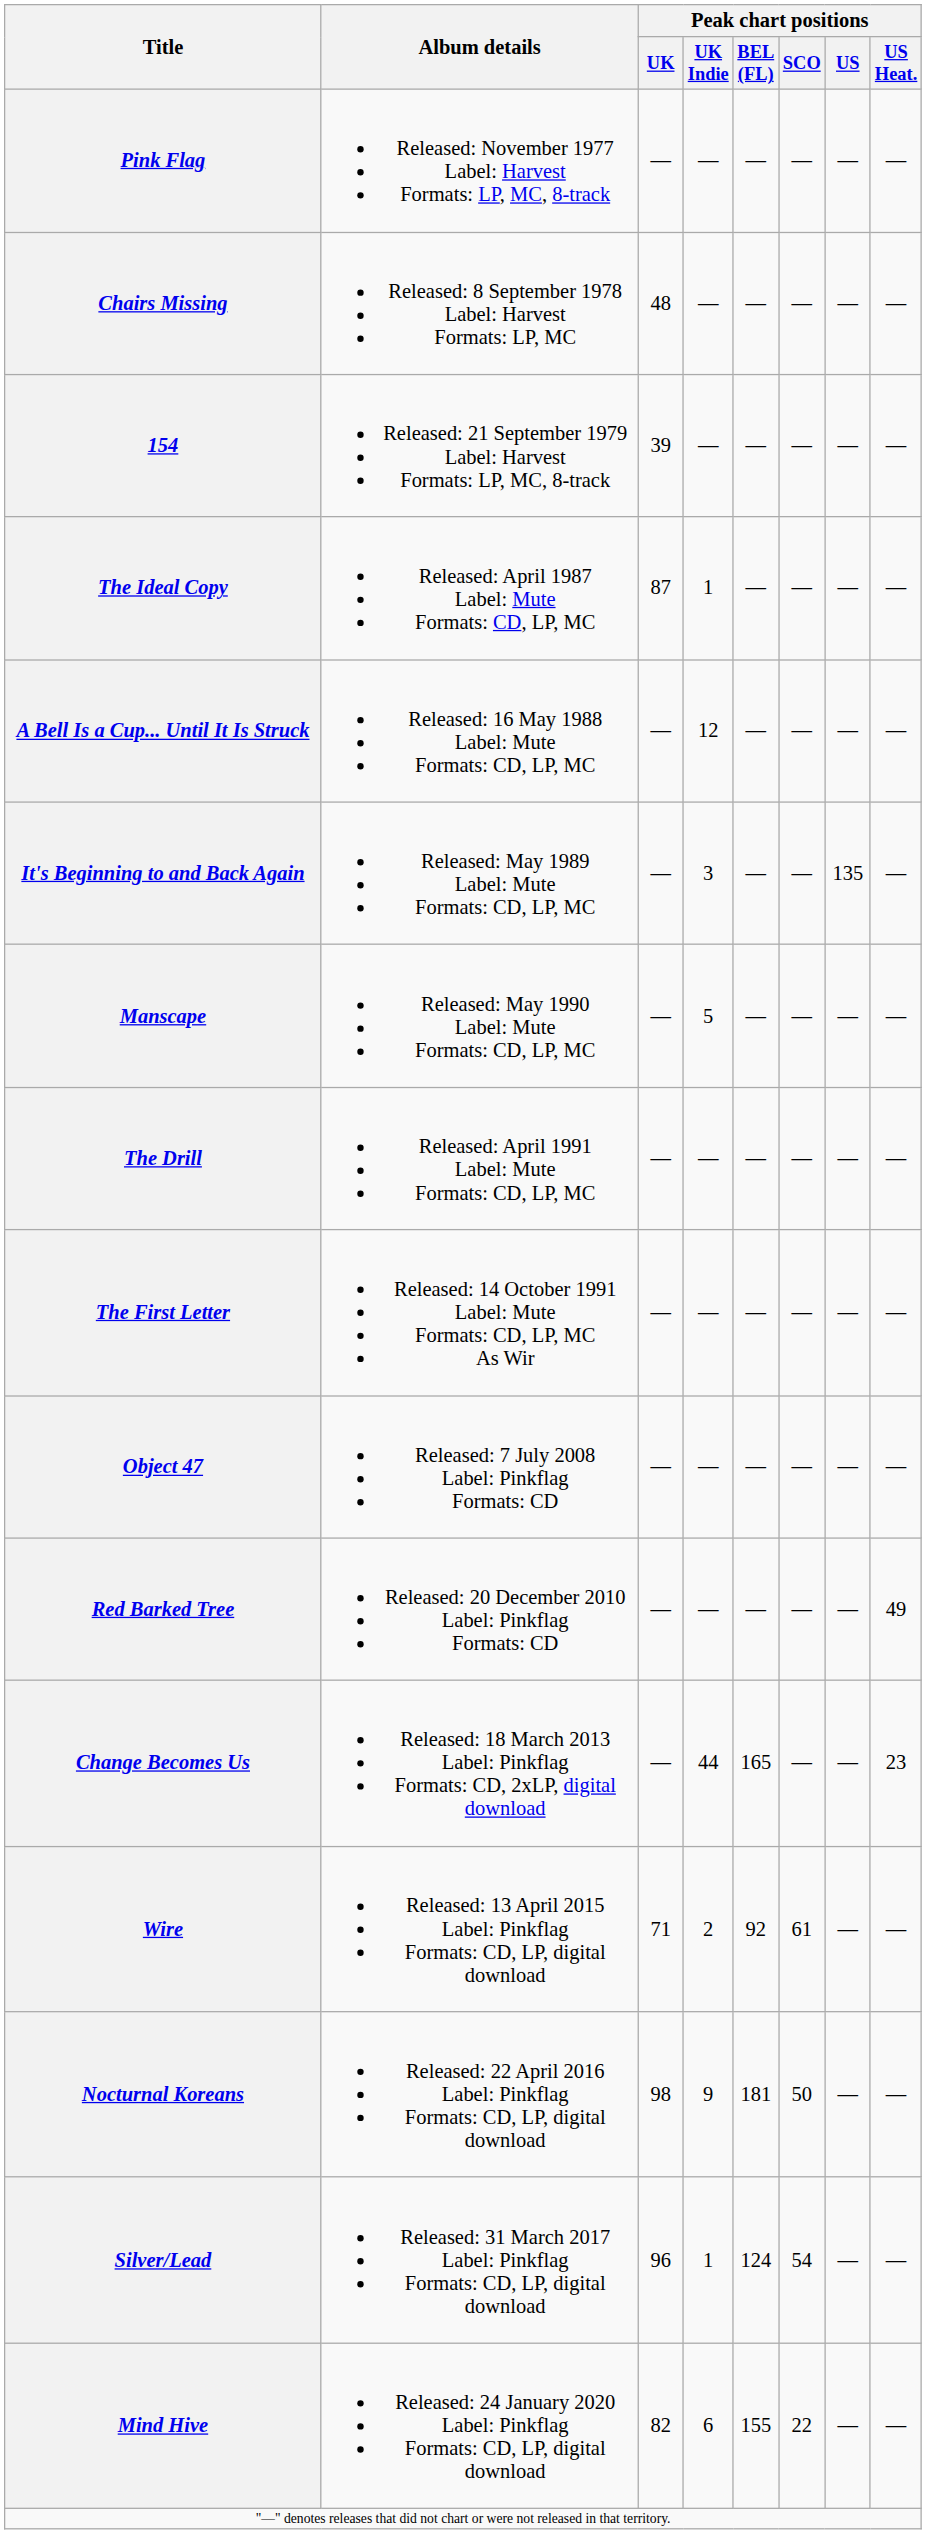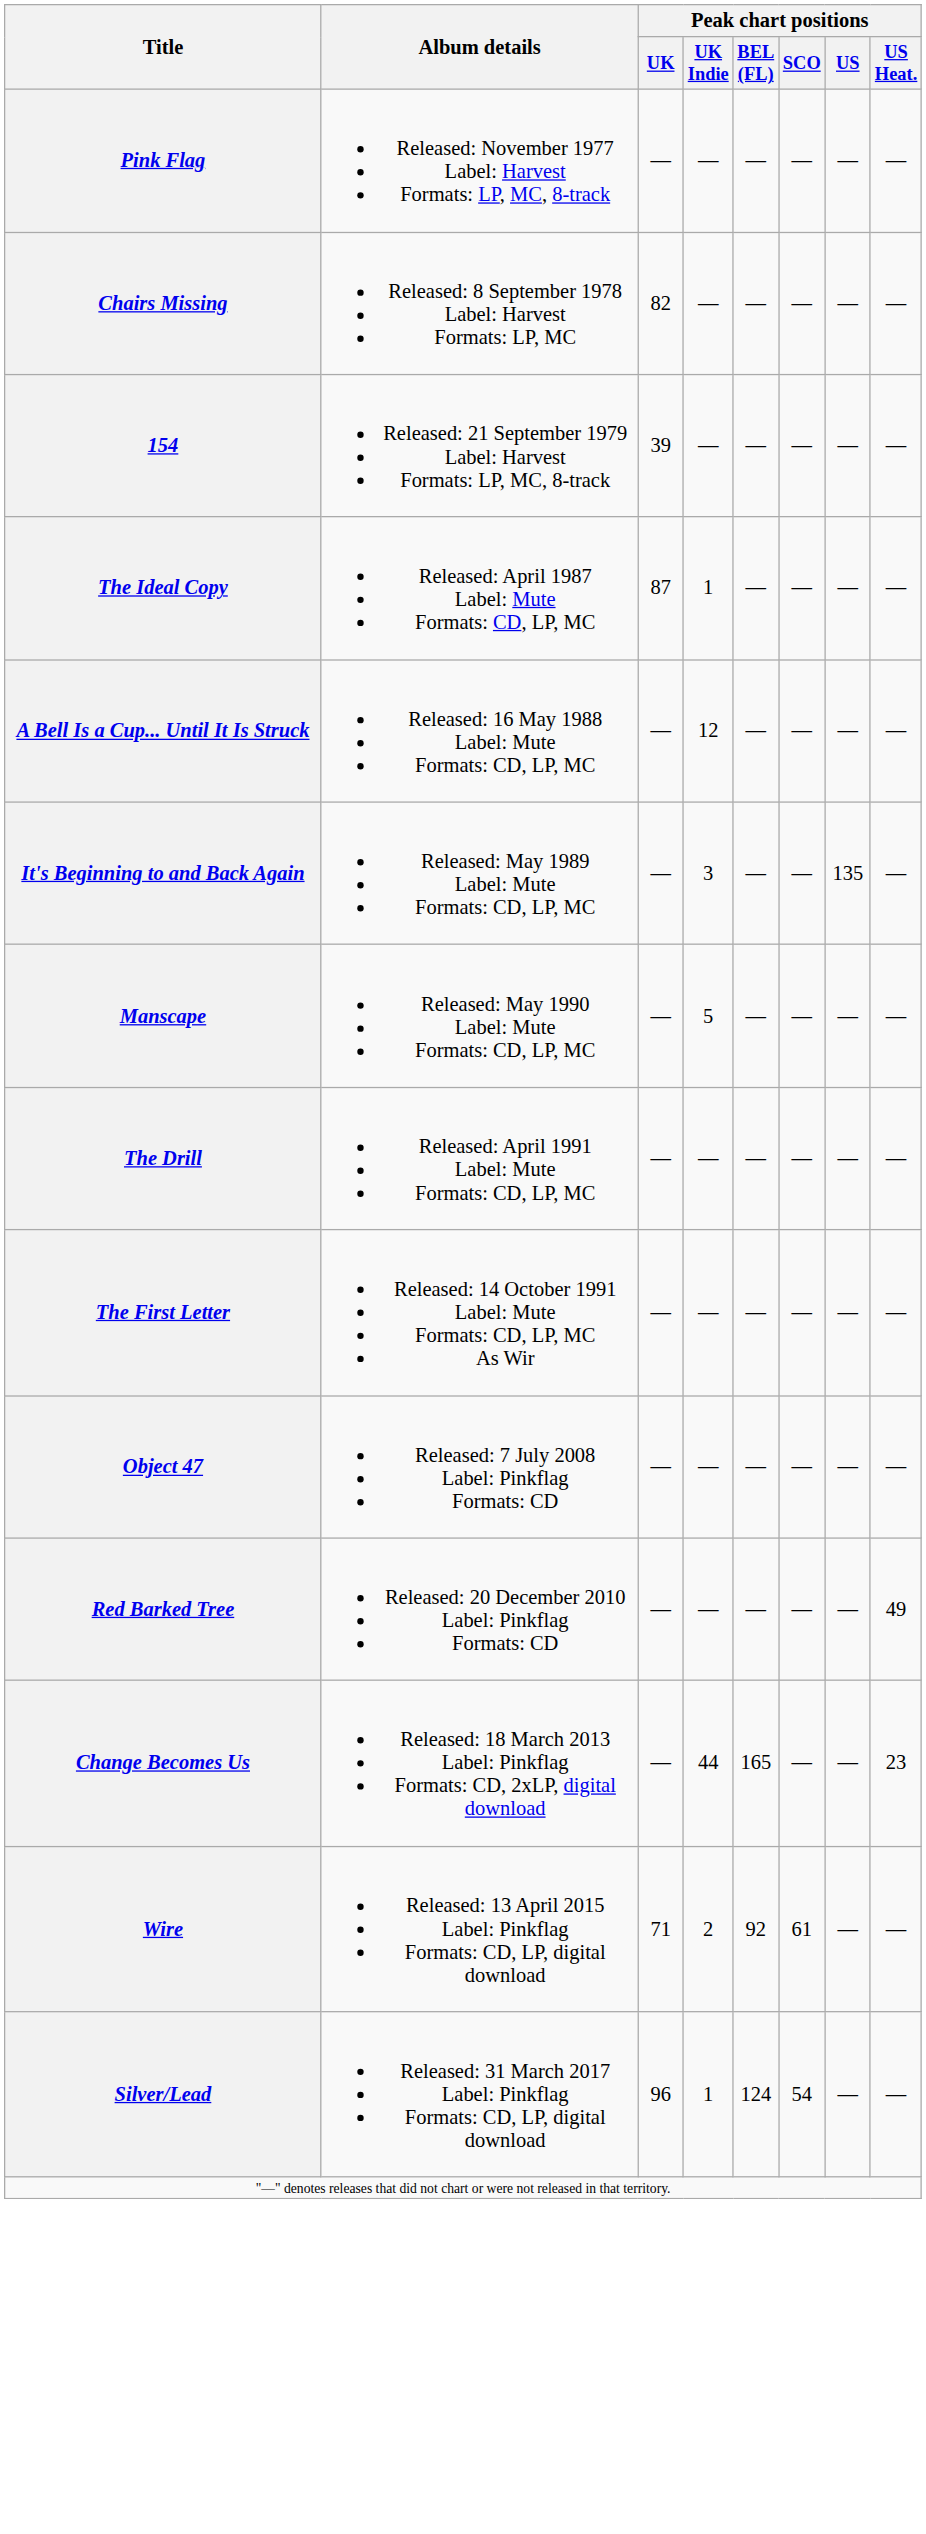(661, 302) 48 -> (661, 302) 82
- row: (163, 2094)
- row: (163, 2425)
